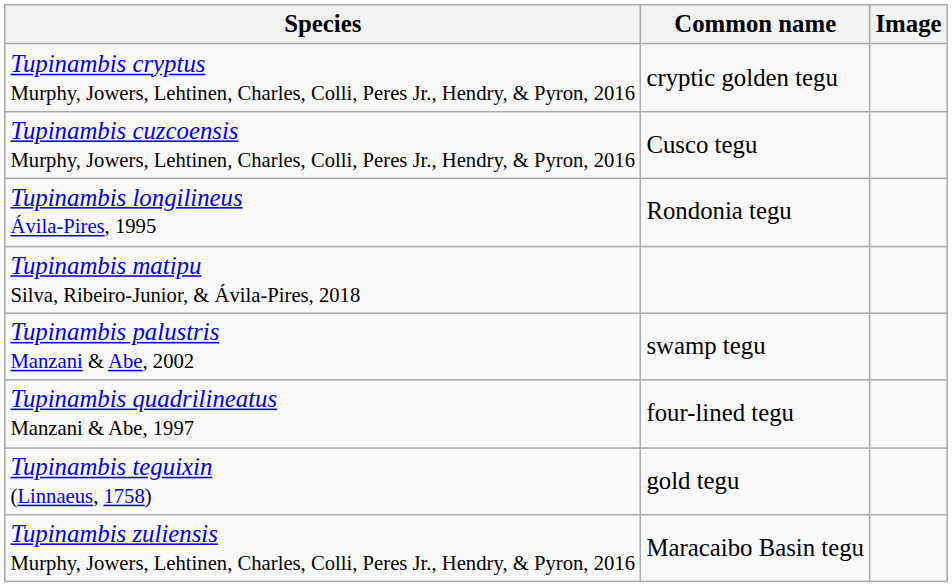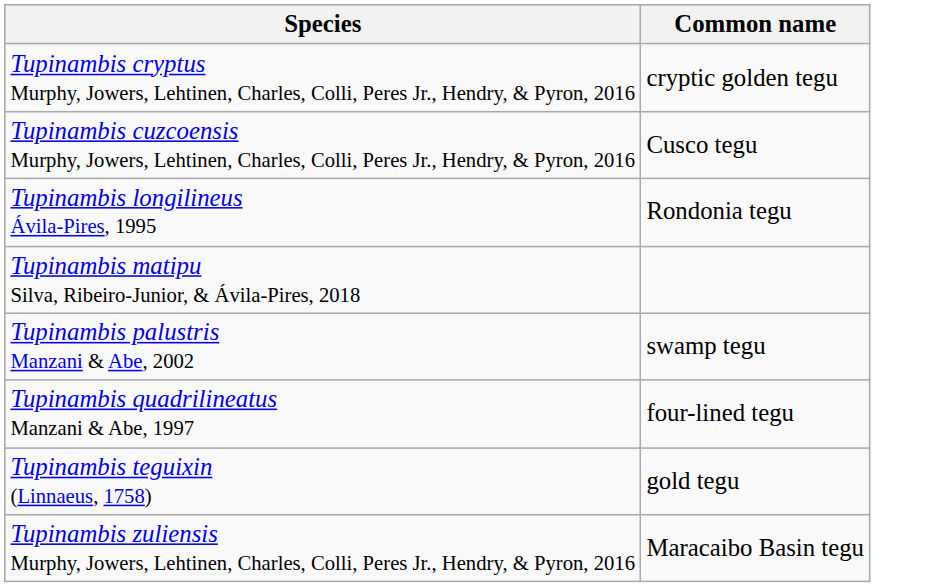- column: (909, 24)
